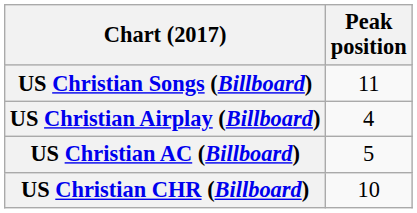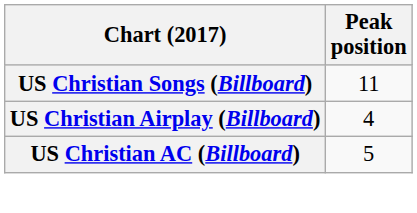- row: (165, 189)
